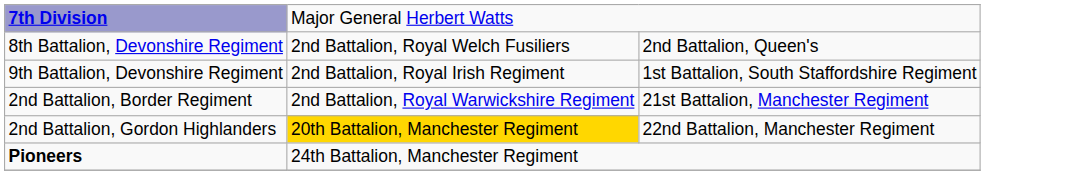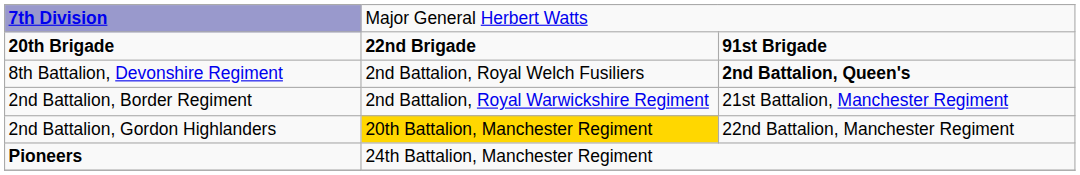+ row: (61, 45)
(730, 45) normal -> (816, 73) bold
- row: (146, 73)
